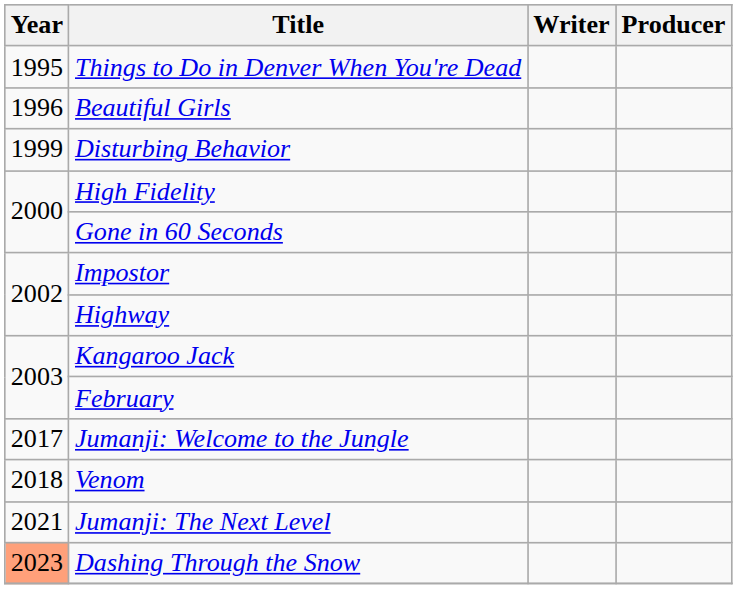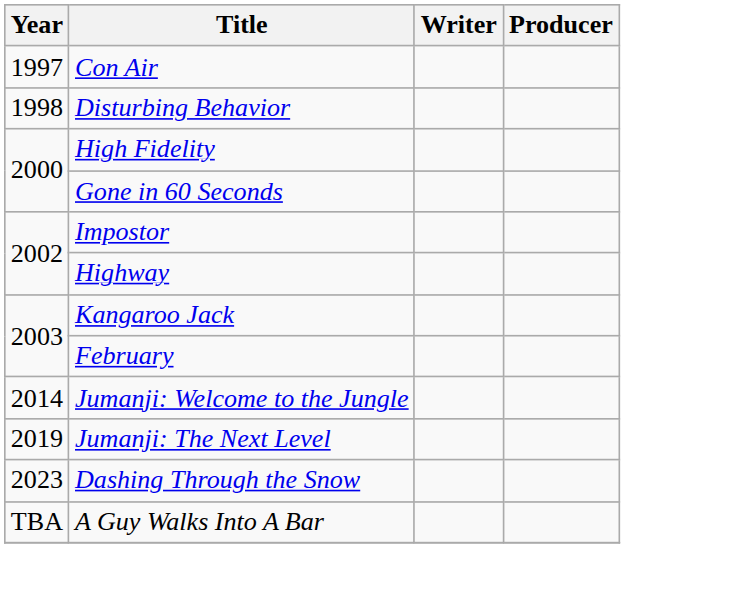- row: (298, 66)
- row: (153, 107)
+ row: (116, 66)
(37, 149) 1999 -> (37, 107) 1998
(37, 438) 2017 -> (37, 397) 2014
- row: (110, 480)
(37, 521) 2021 -> (37, 438) 2019
(37, 562) lightsalmon background -> (37, 480) no background
+ row: (199, 521)
